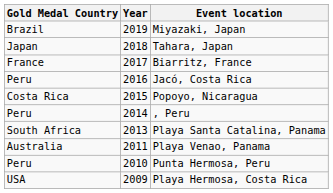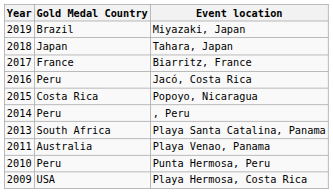columns swapped: (135, 13) <-> (62, 13)
